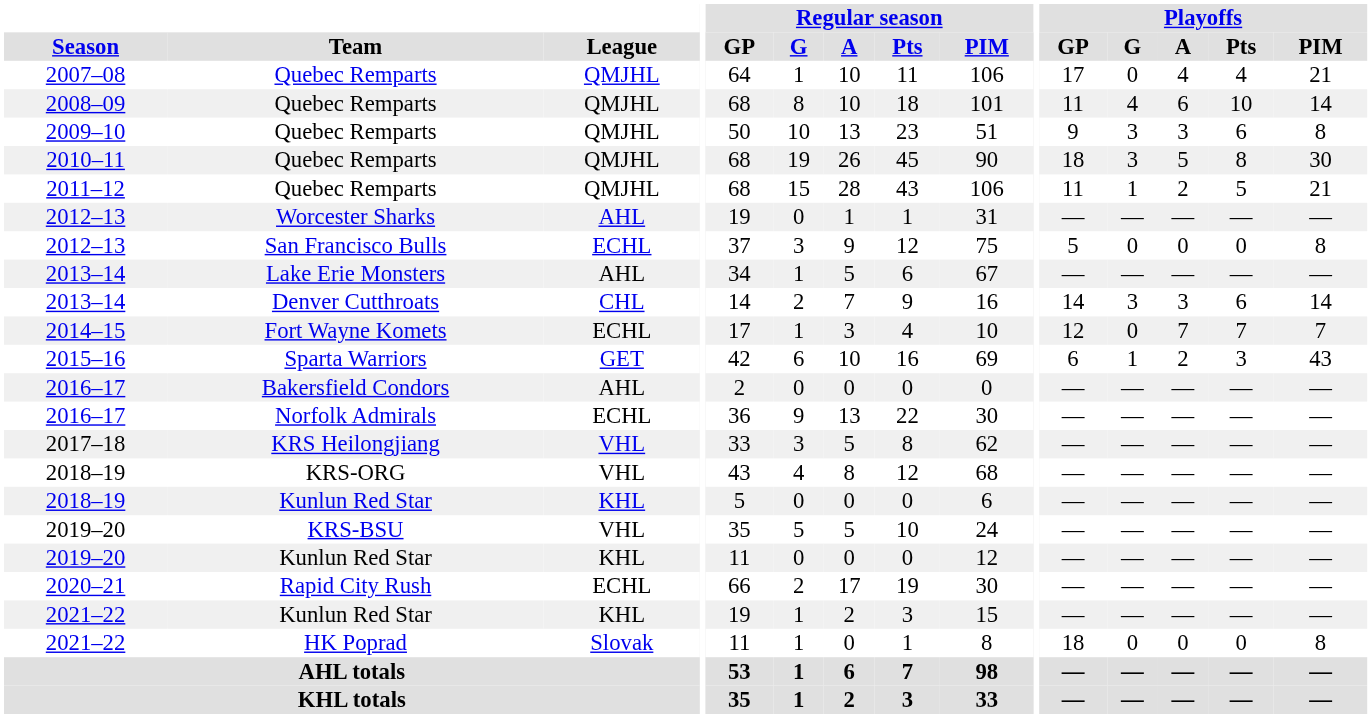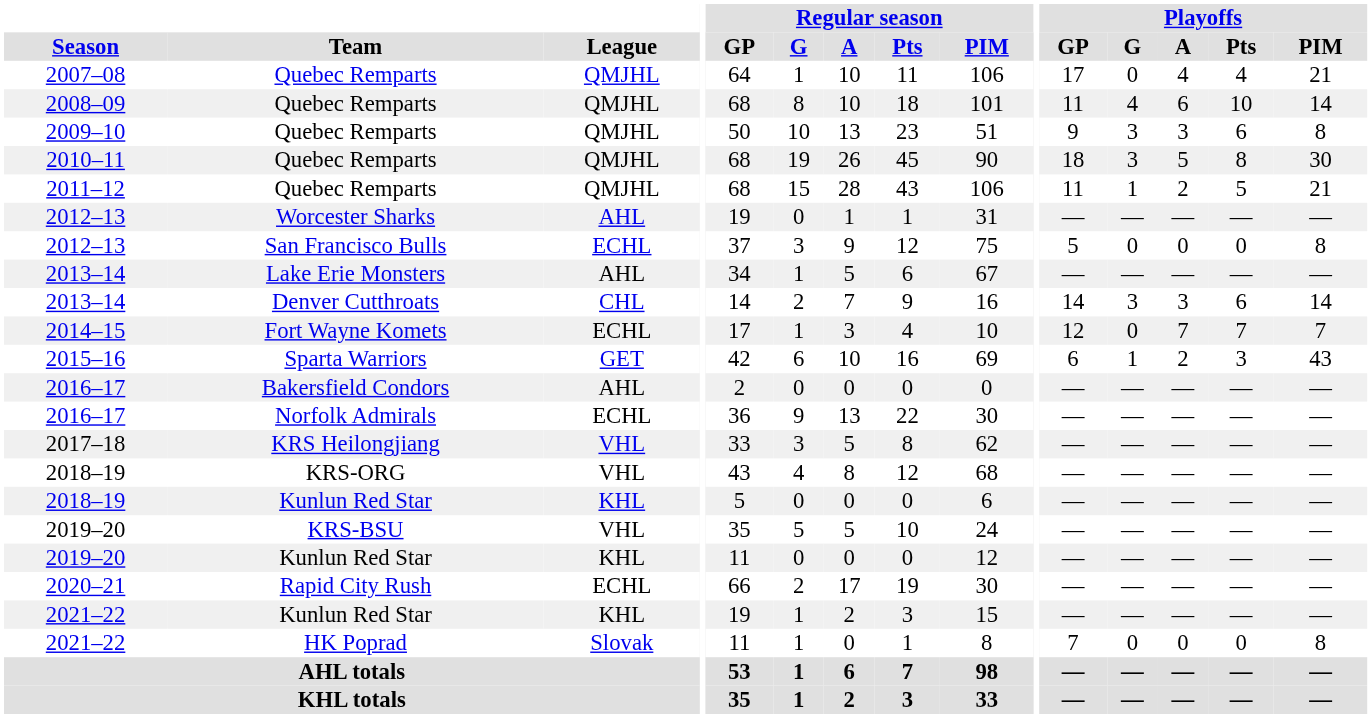(1073, 642) 18 -> (1073, 642) 7
